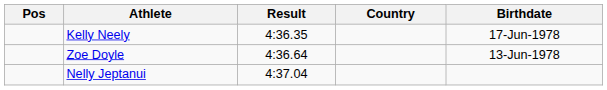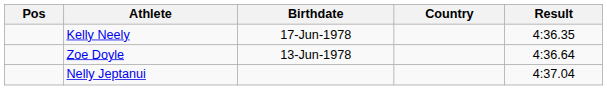columns swapped: (524, 14) <-> (286, 14)
